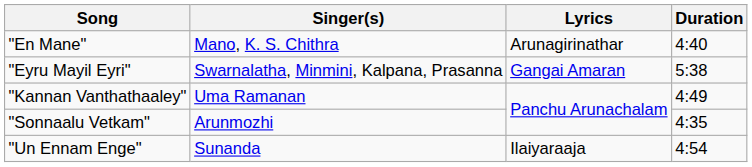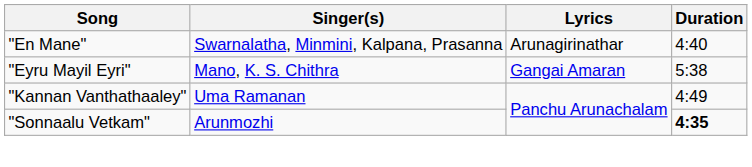(266, 44) Mano, K. S. Chithra -> (348, 44) Swarnalatha, Minmini, Kalpana, Prasanna
(348, 70) Swarnalatha, Minmini, Kalpana, Prasanna -> (266, 70) Mano, K. S. Chithra
(691, 123) normal -> (692, 123) bold
- row: (75, 149)
